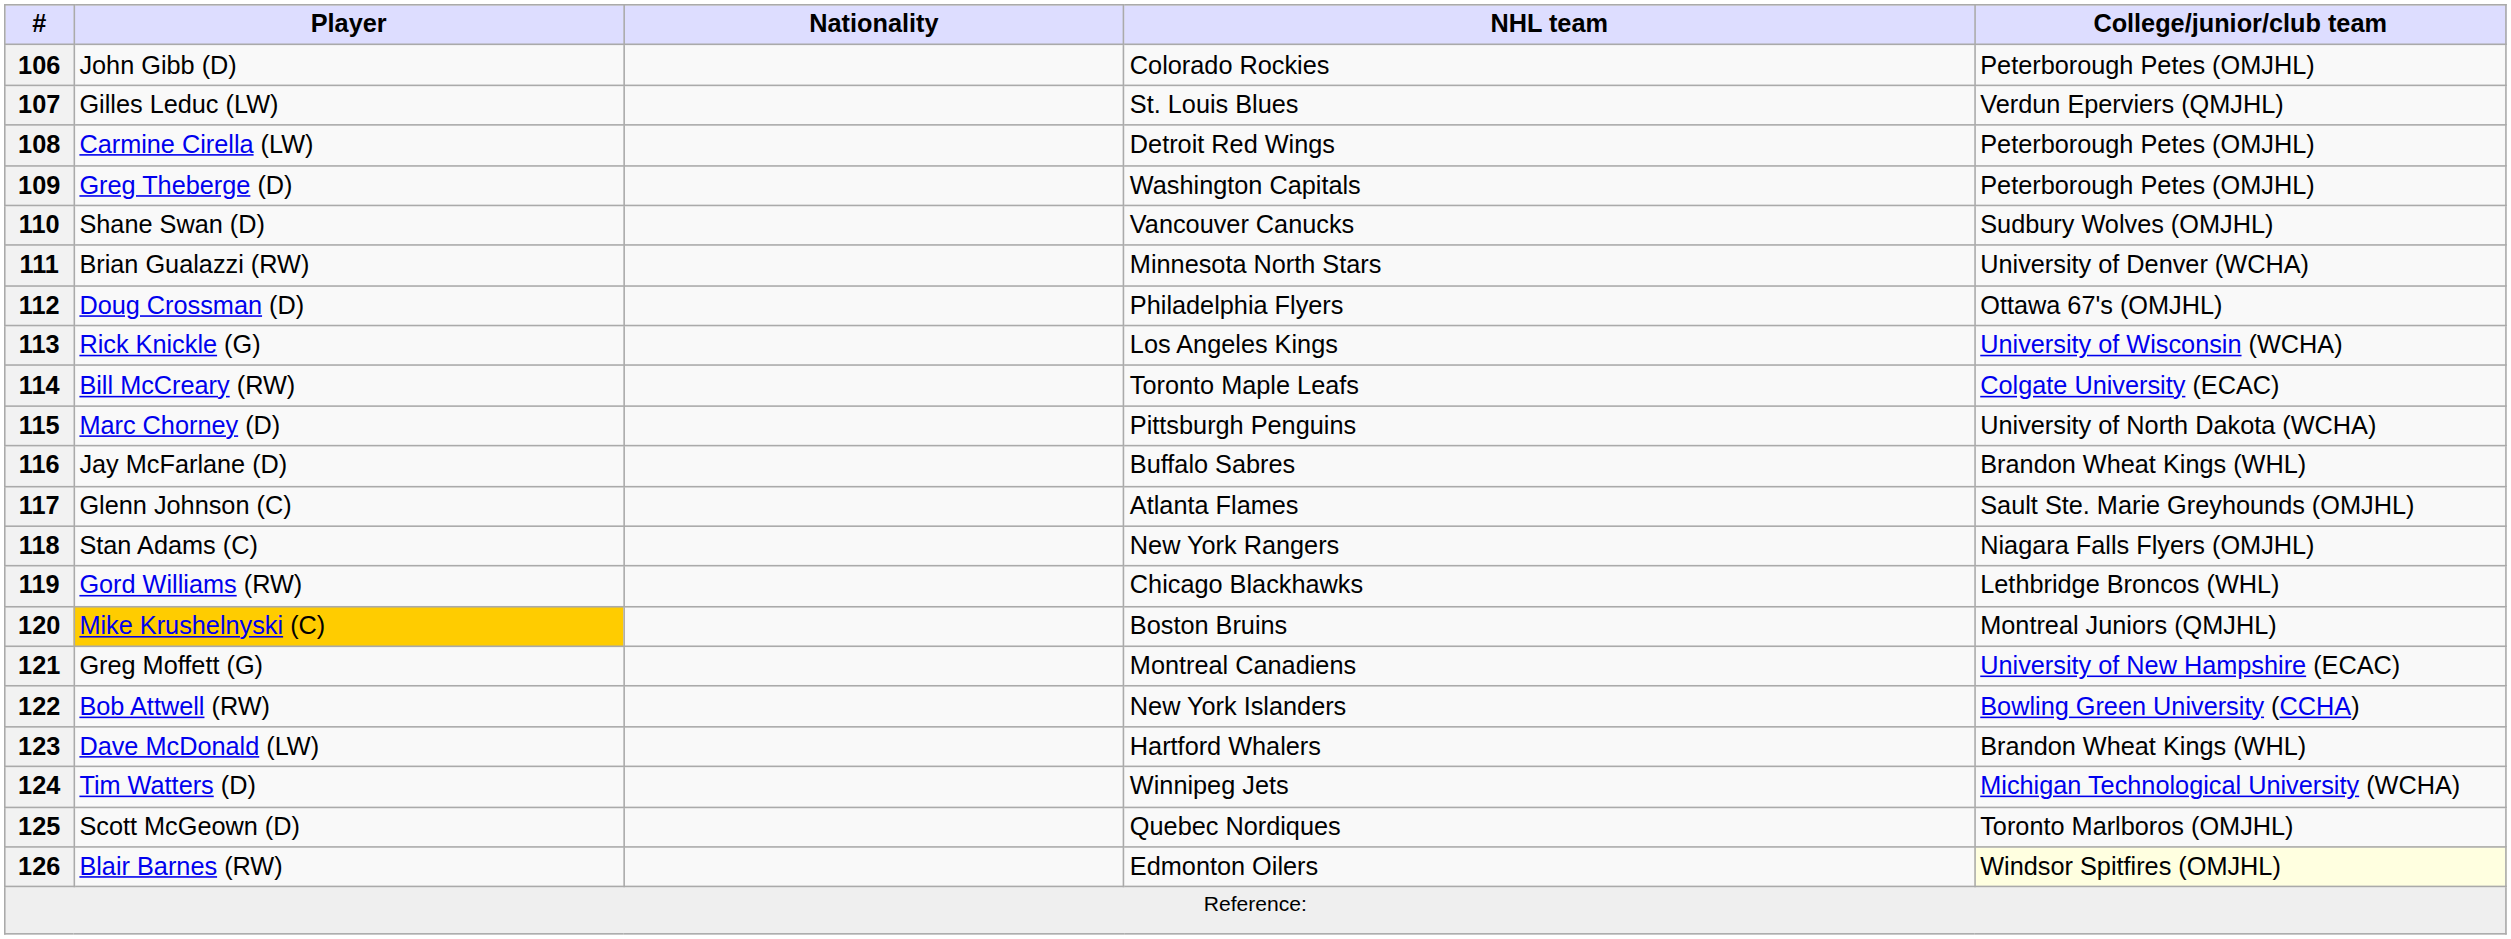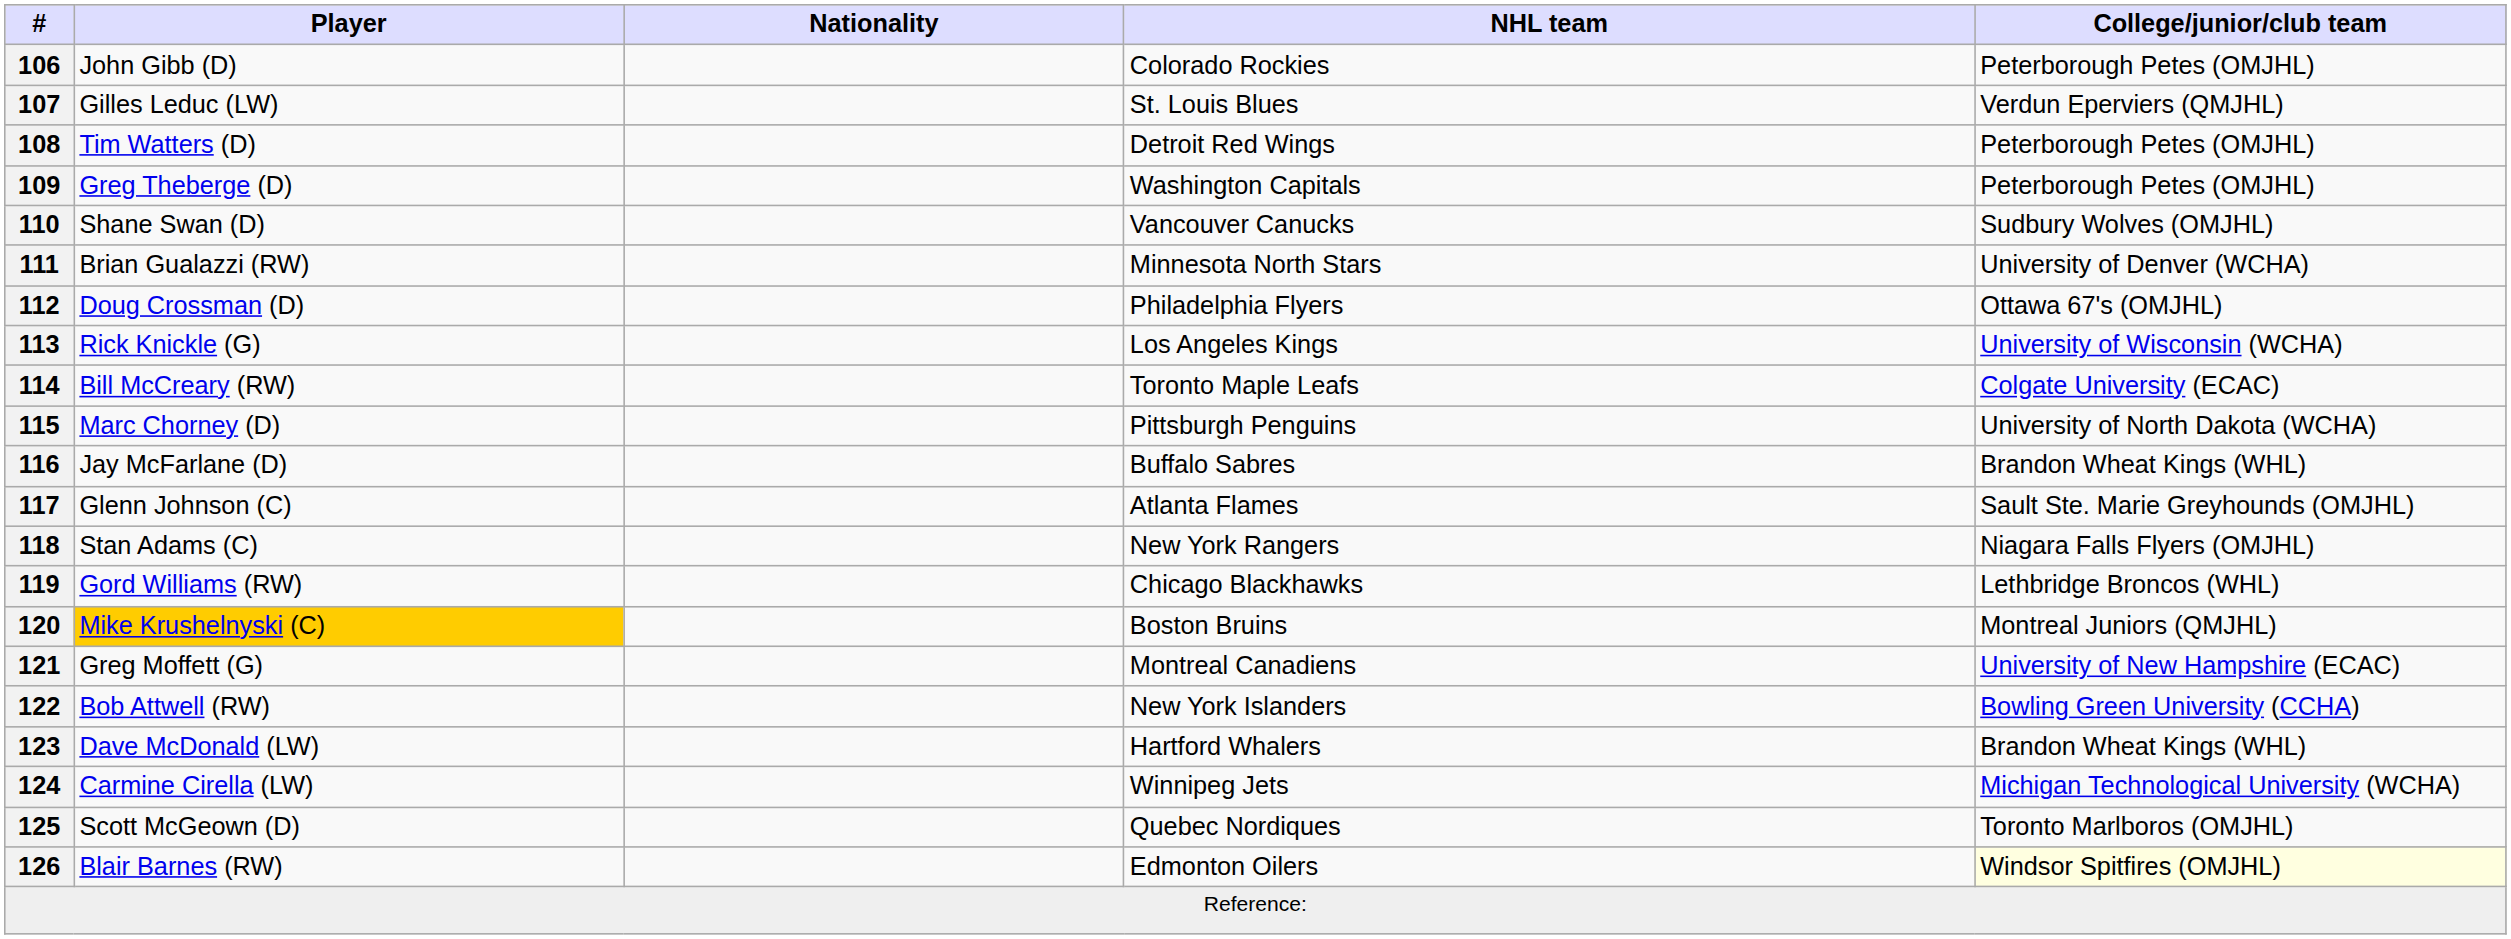(196, 144) Carmine Cirella (LW) -> (168, 144) Tim Watters (D)
(168, 786) Tim Watters (D) -> (196, 786) Carmine Cirella (LW)
